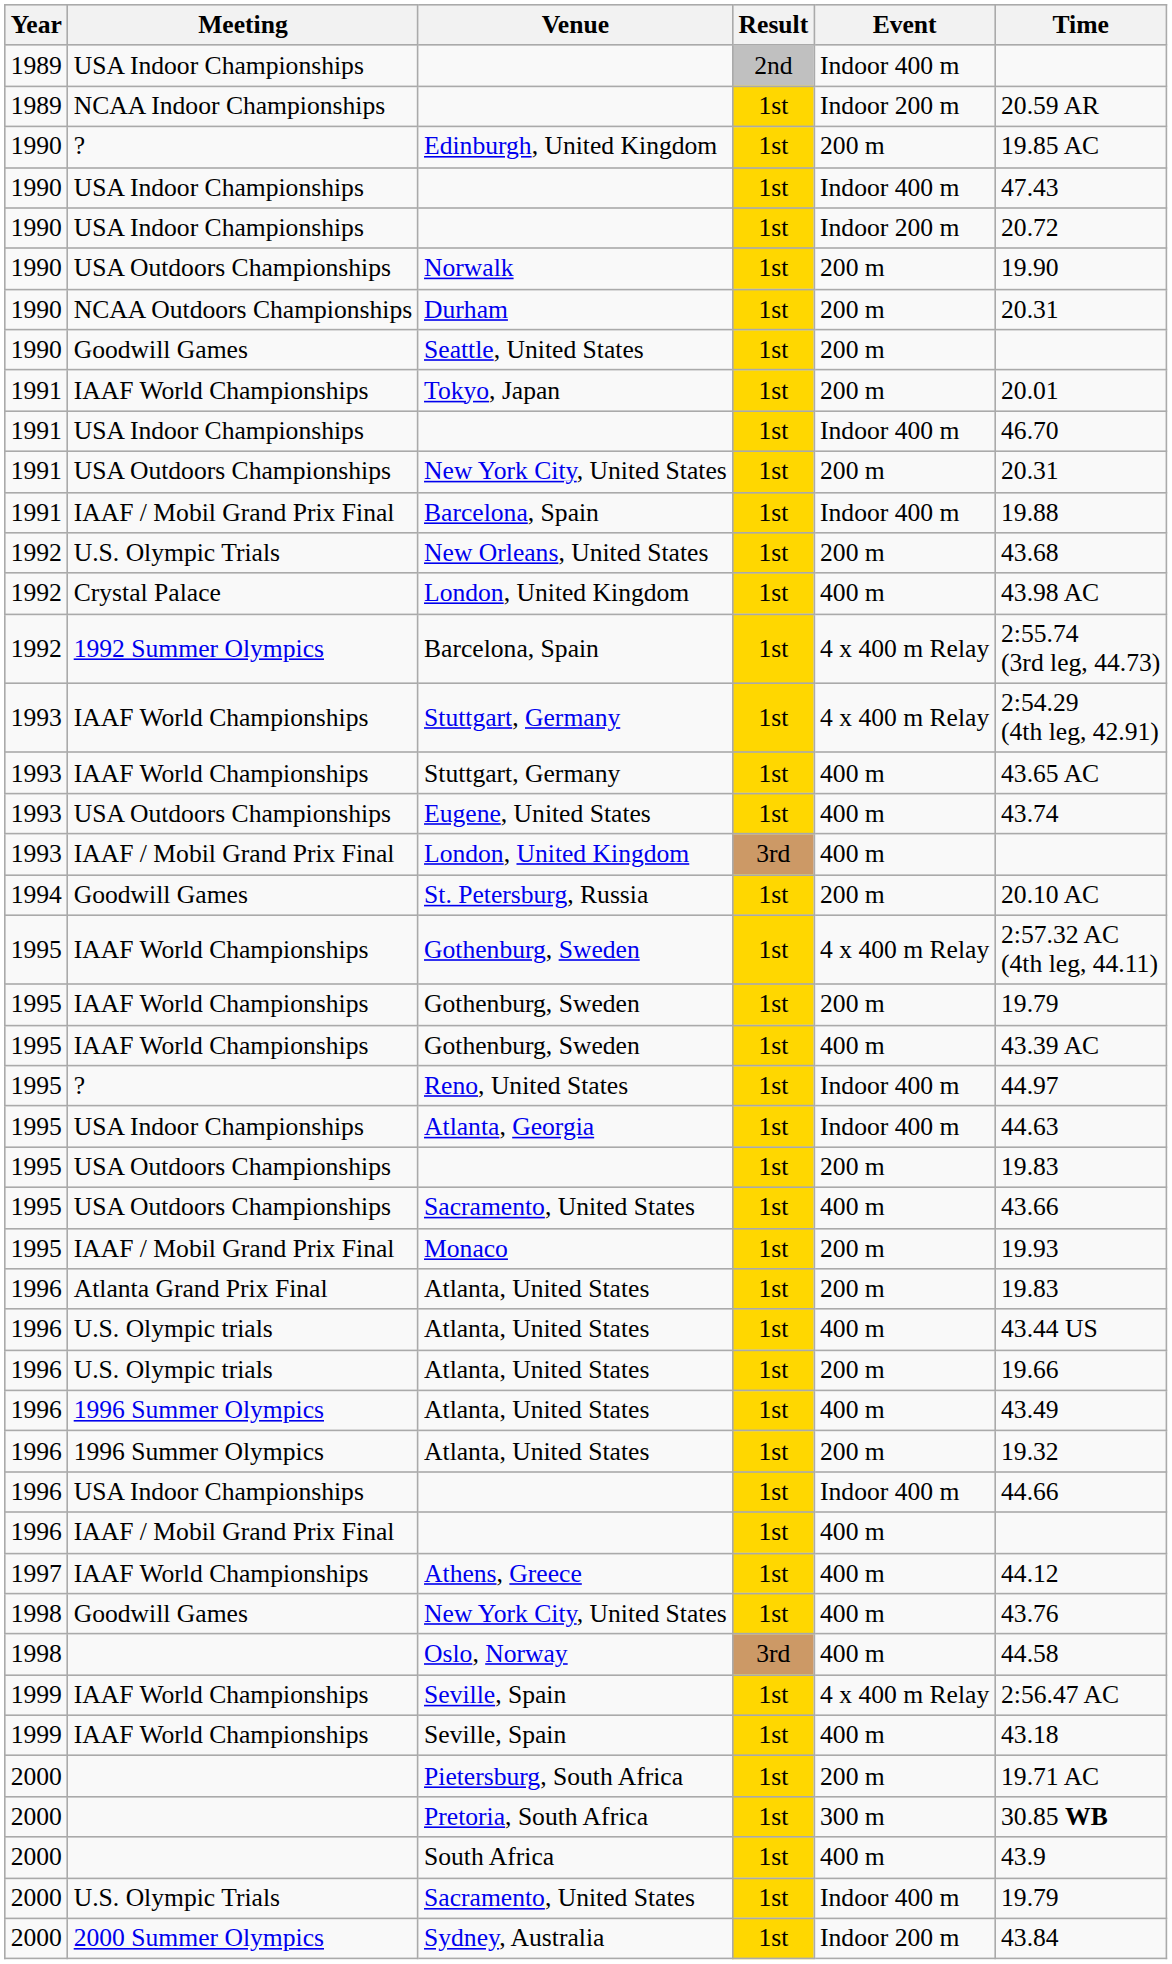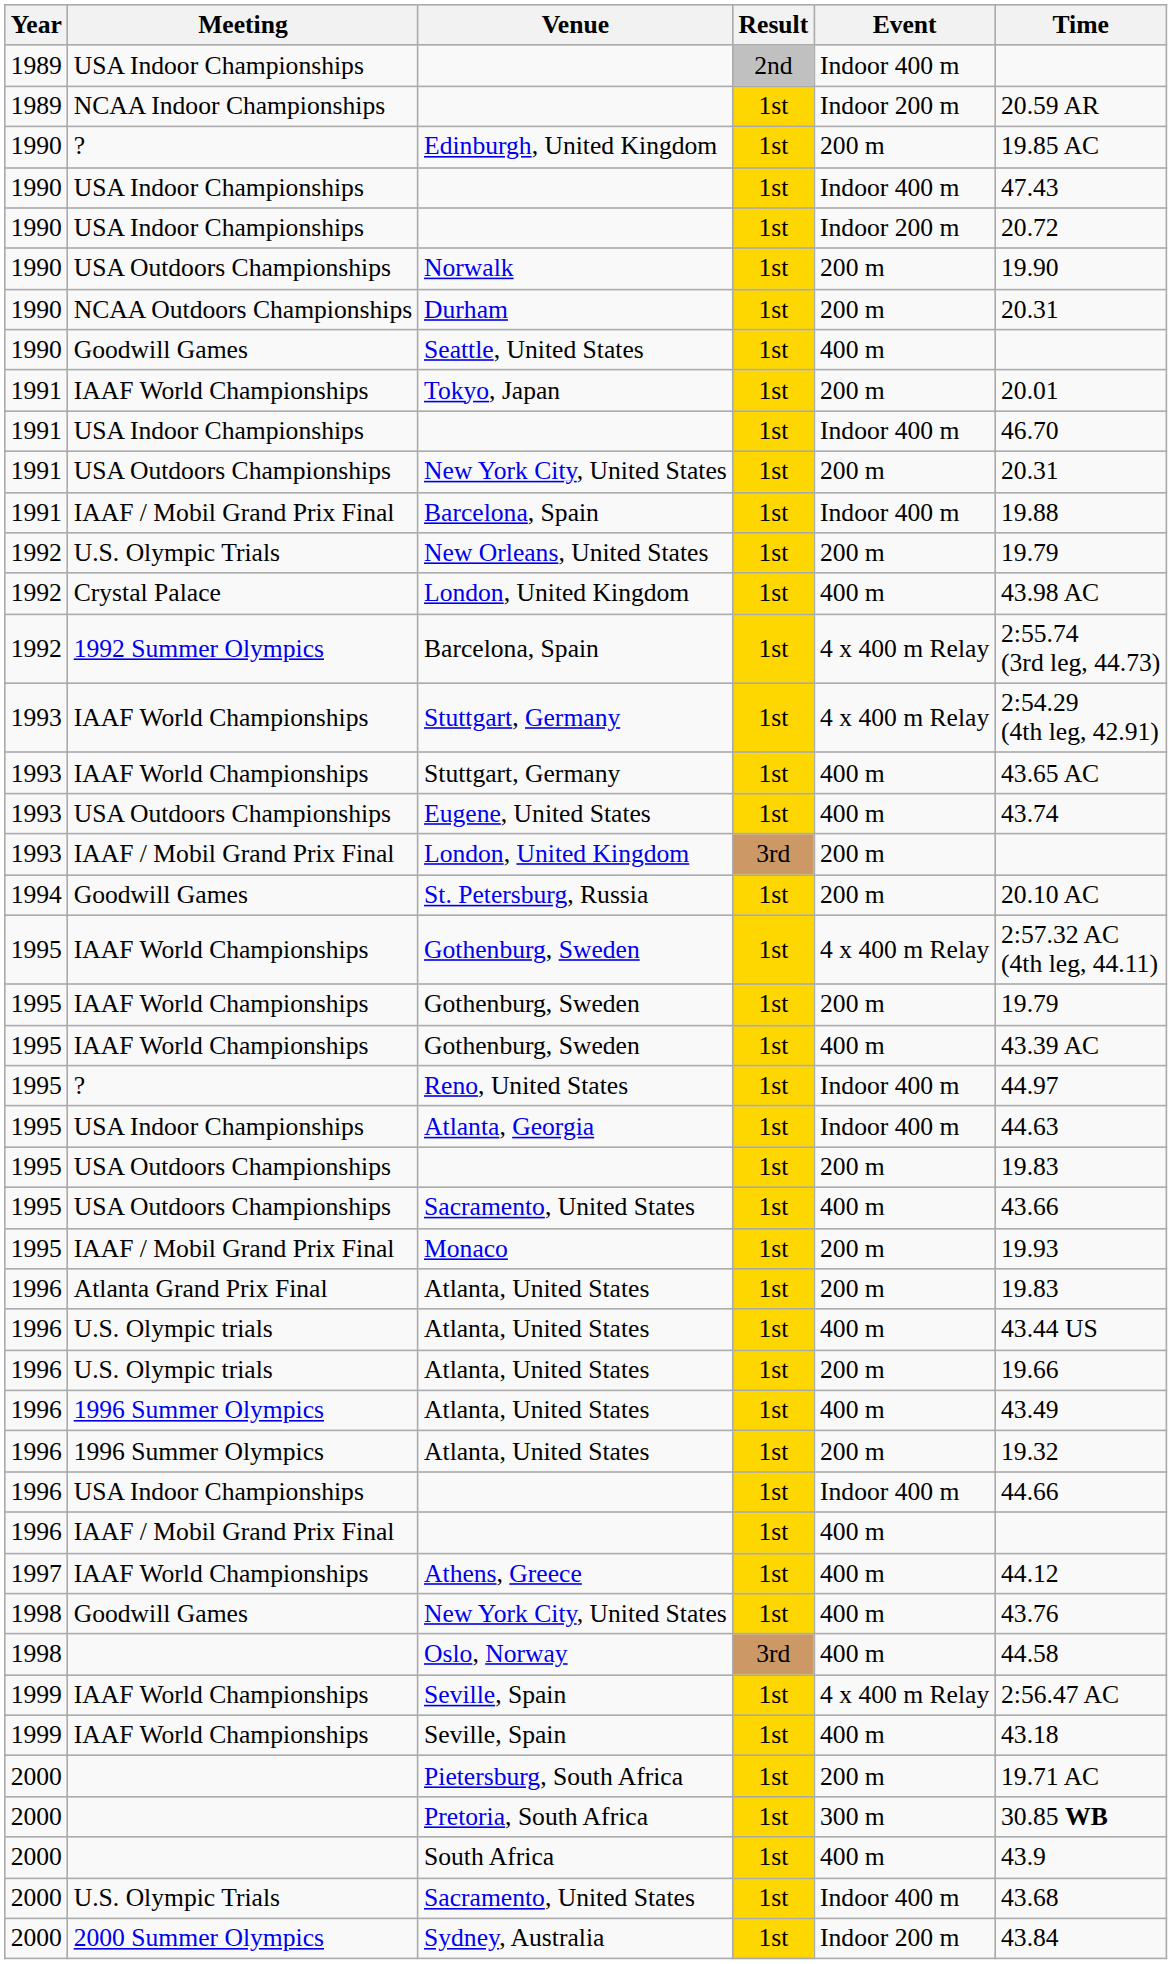(852, 349) 200 m -> (852, 349) 400 m
(1030, 552) 43.68 -> (1030, 552) 19.79
(852, 853) 400 m -> (852, 853) 200 m
(1030, 1897) 19.79 -> (1030, 1897) 43.68
